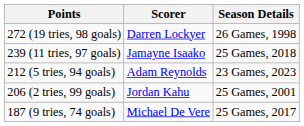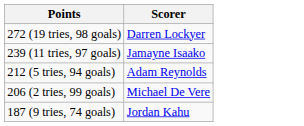- column: (256, 14)
(158, 92) Jordan Kahu -> (168, 92) Michael De Vere
(168, 111) Michael De Vere -> (158, 111) Jordan Kahu
